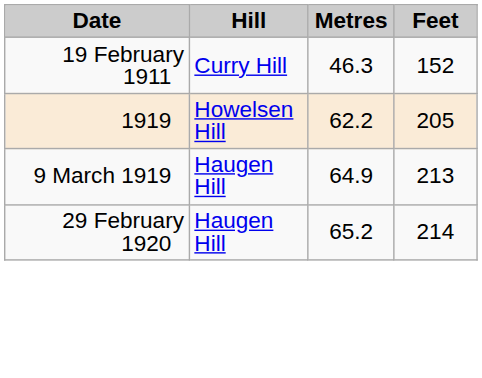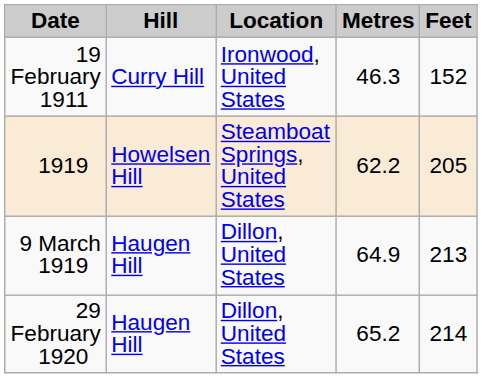+ column: (276, 20)
